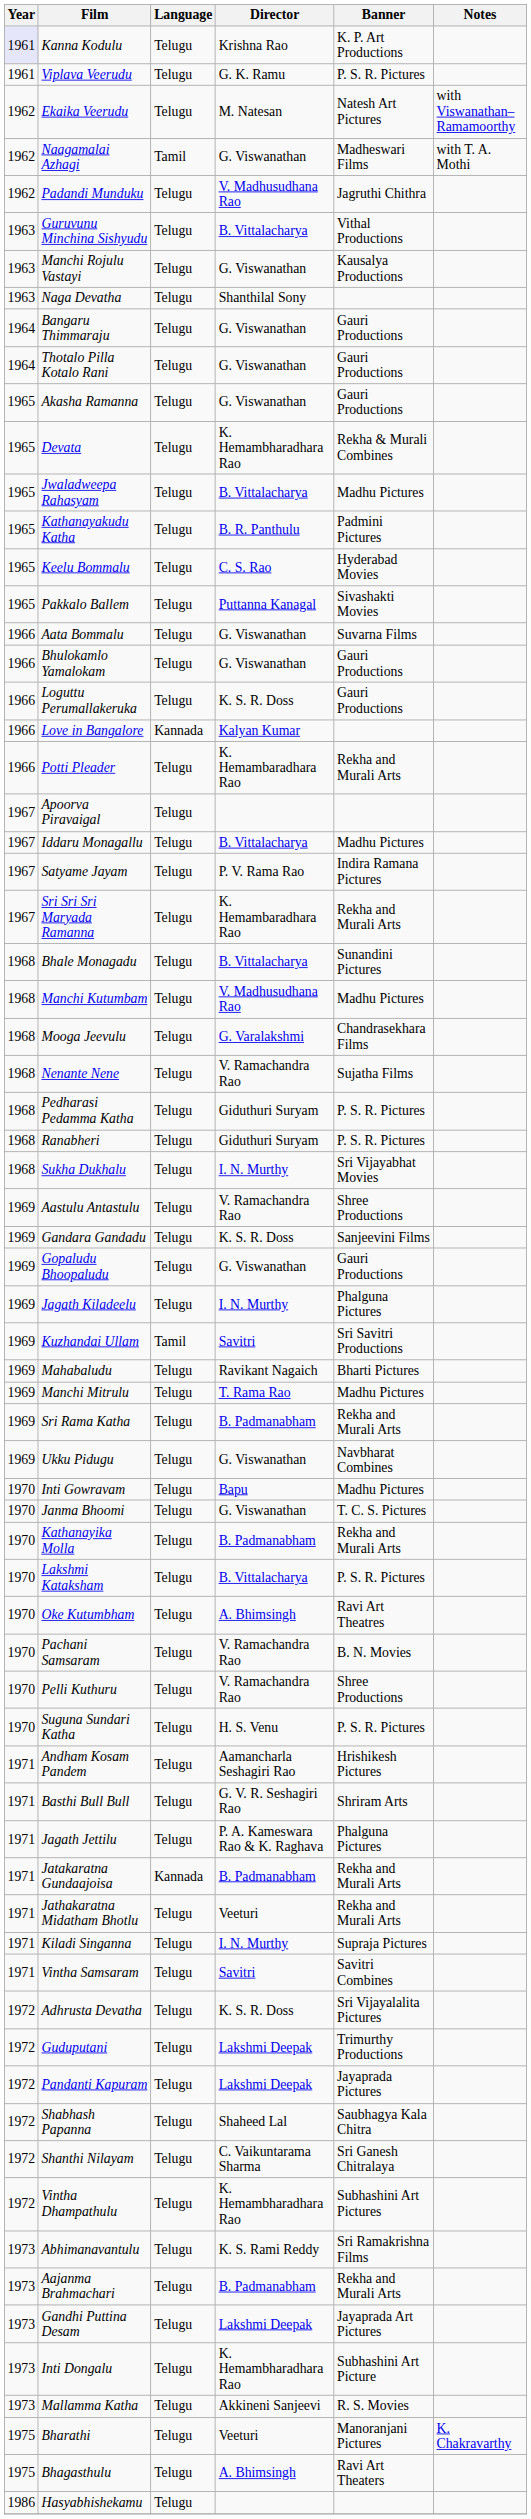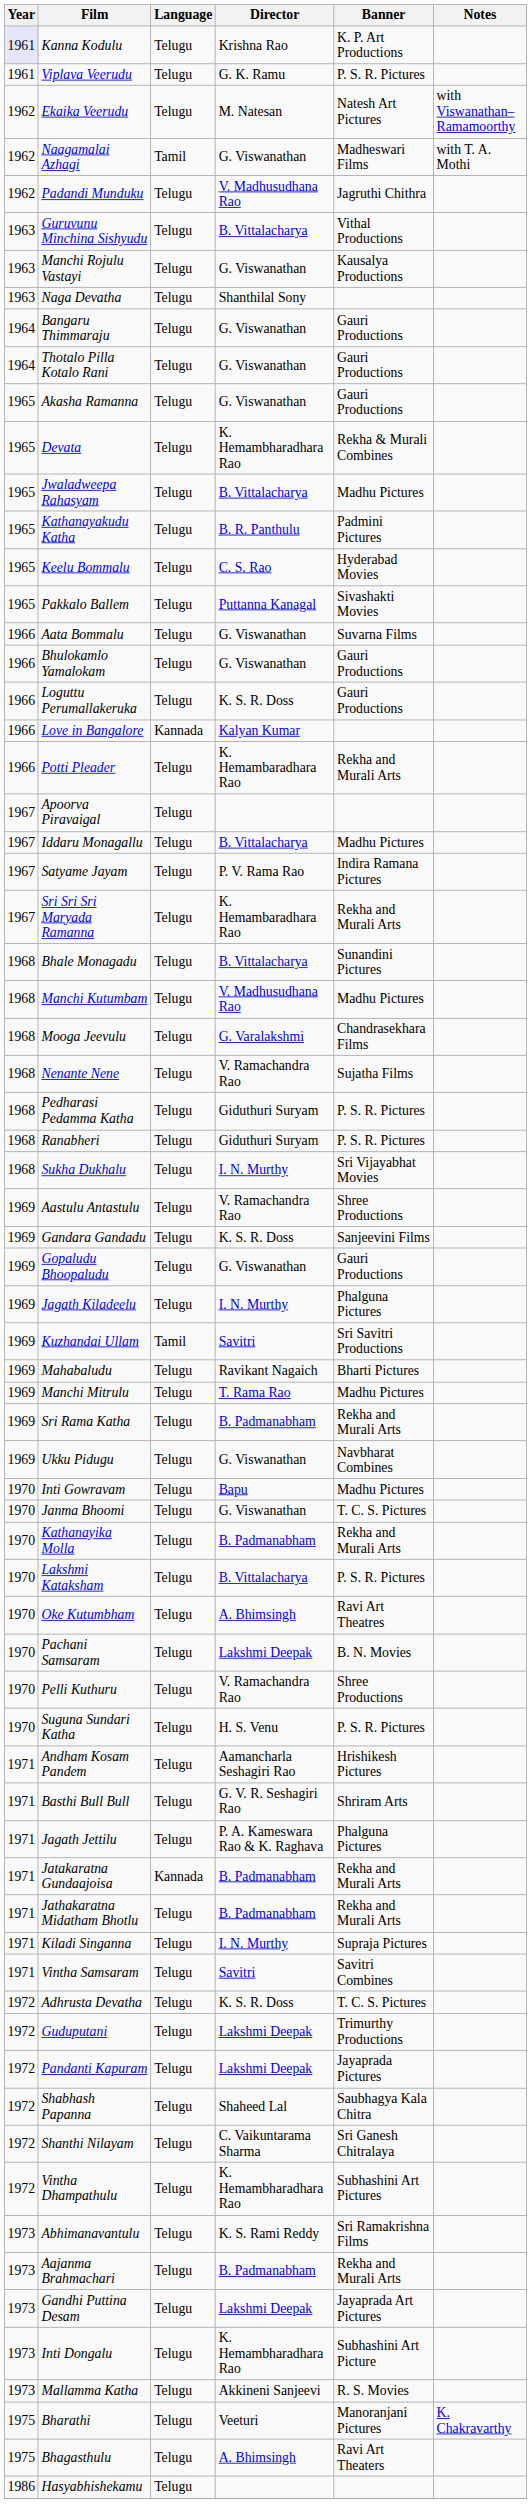(264, 1652) V. Ramachandra Rao -> (265, 1652) Lakshmi Deepak
(239, 1913) Veeturi -> (267, 1913) B. Padmanabham
(378, 2010) Sri Vijayalalita Pictures -> (382, 2002) T. C. S. Pictures
